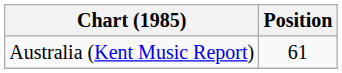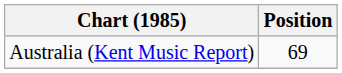(298, 52) 61 -> (298, 52) 69
